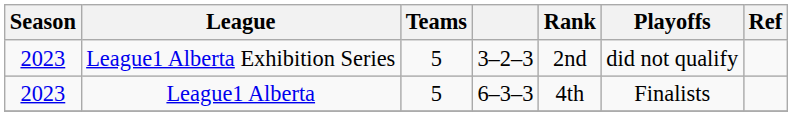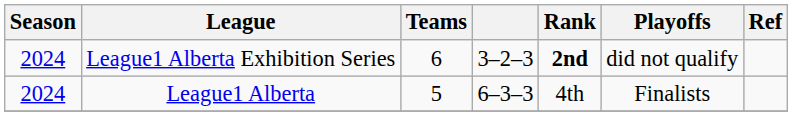(43, 57) 2023 -> (43, 57) 2024
(436, 57) 5 -> (436, 57) 6
(570, 57) normal -> (570, 57) bold
(43, 93) 2023 -> (43, 93) 2024
